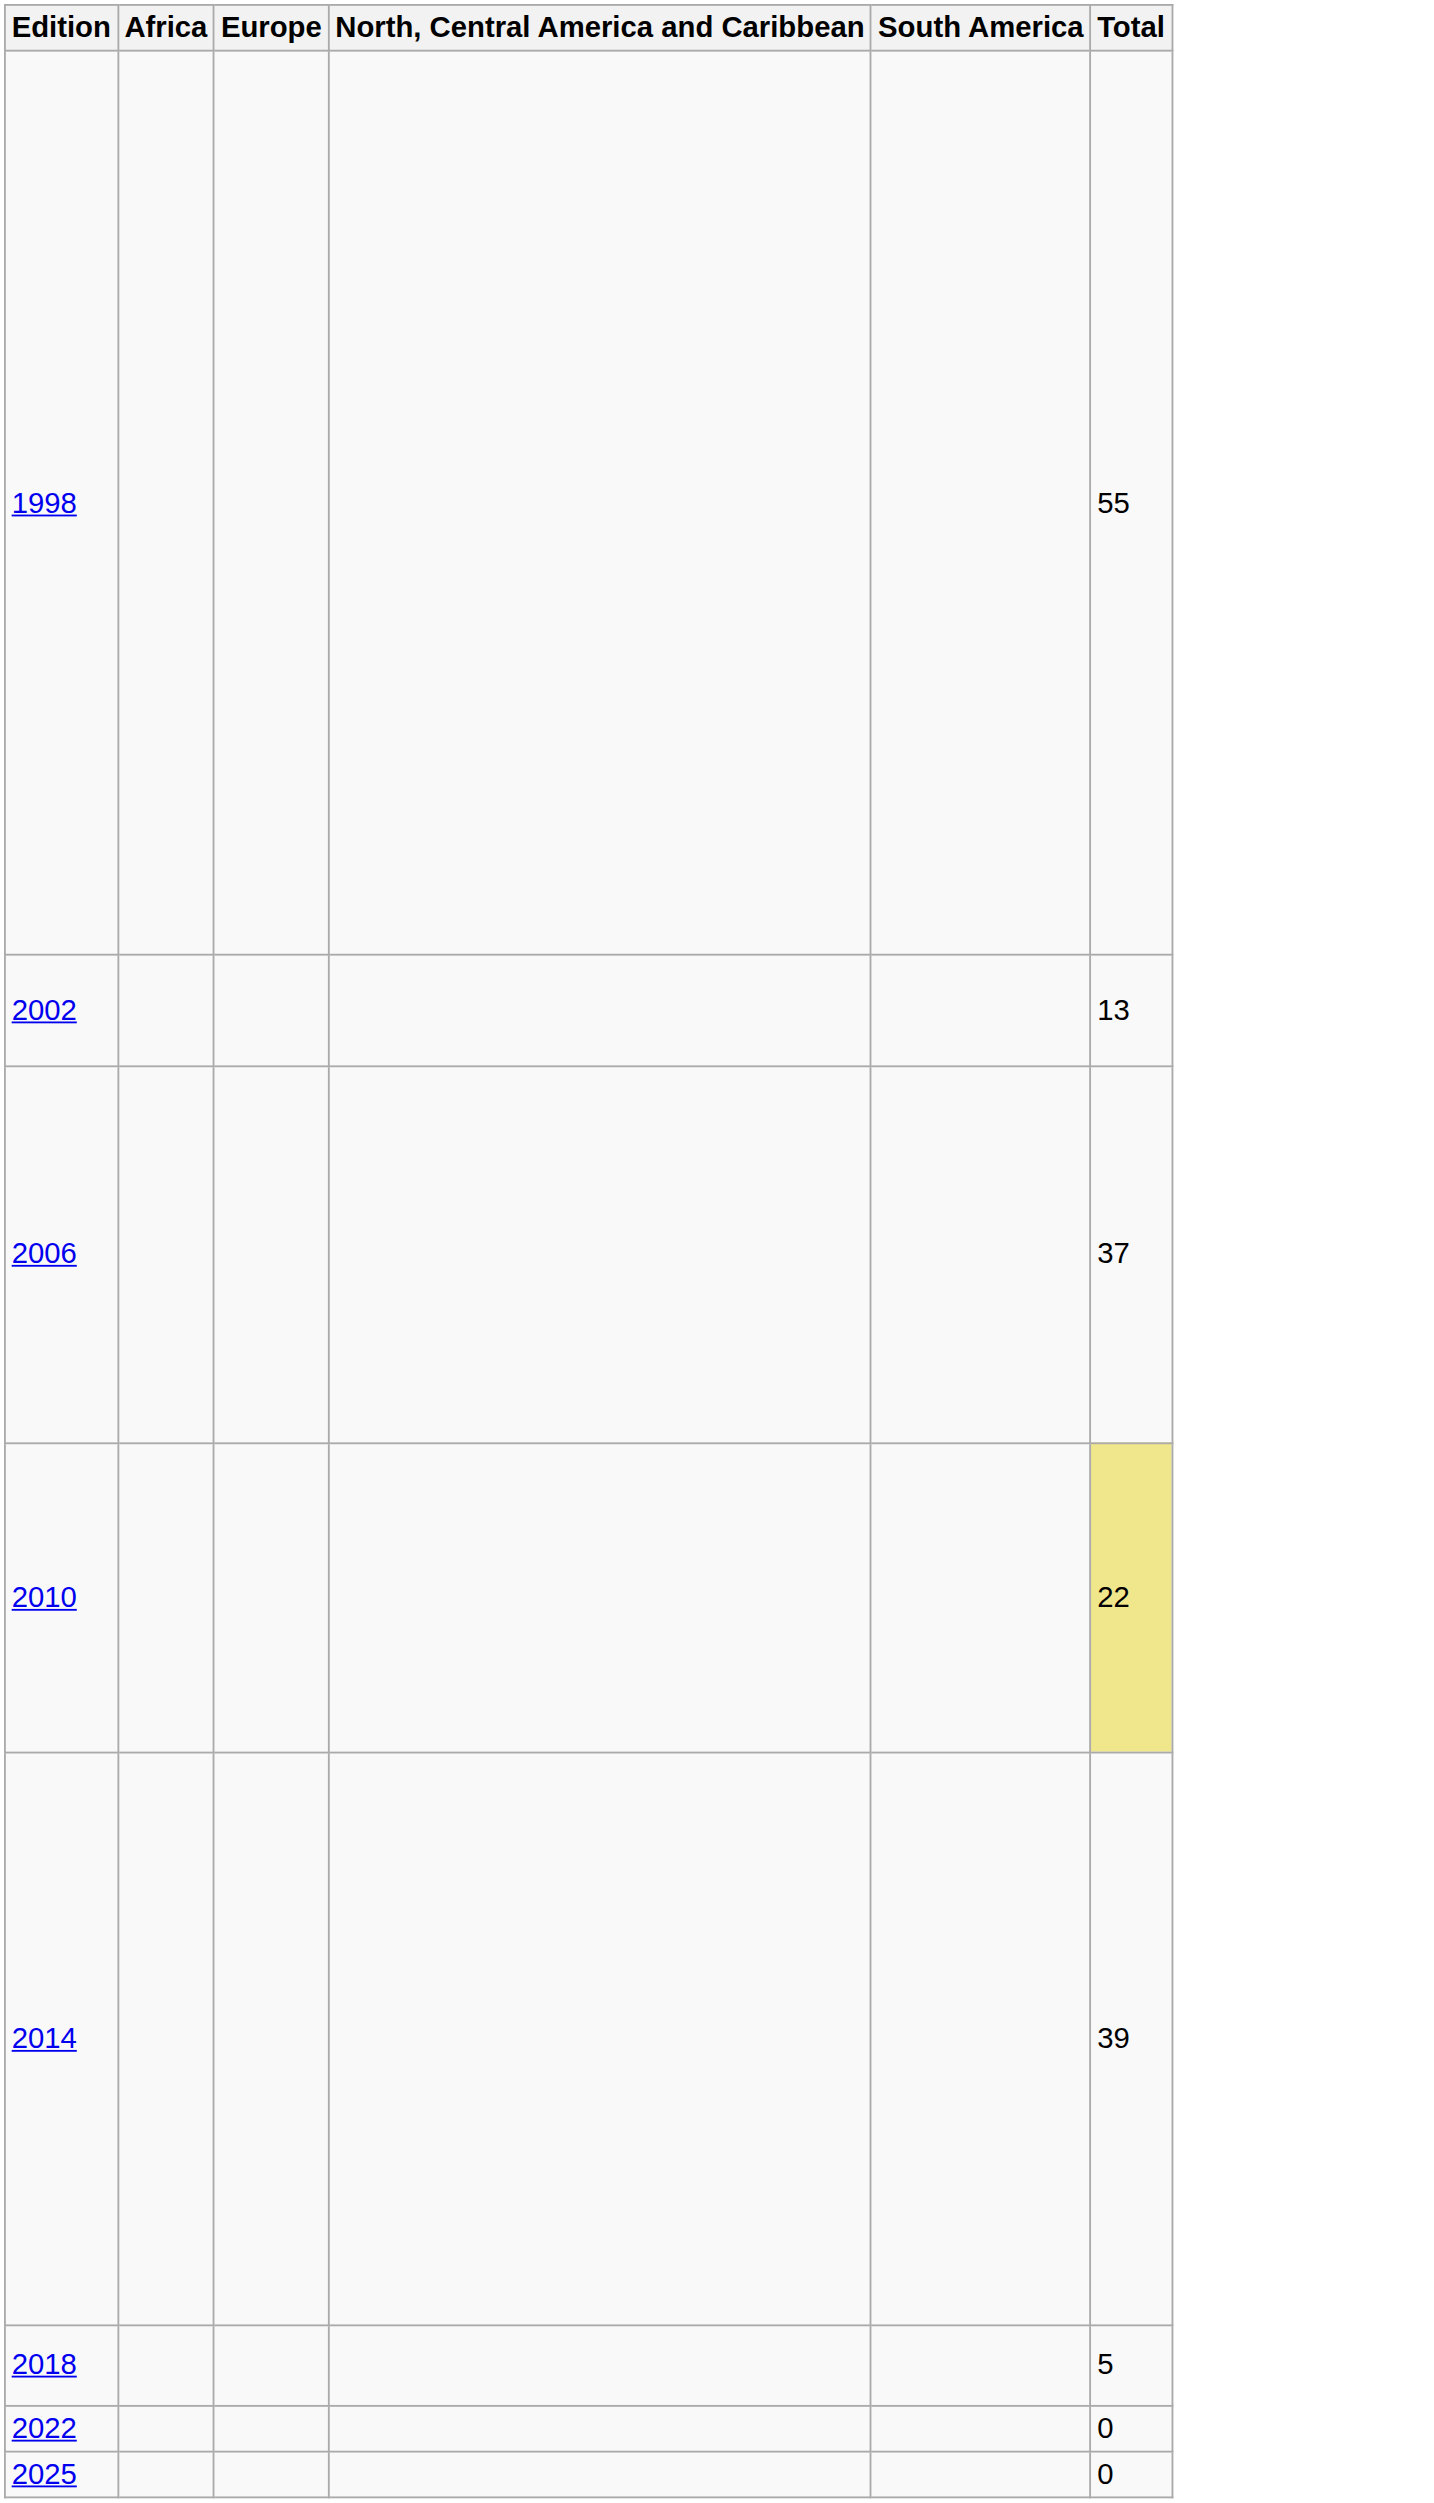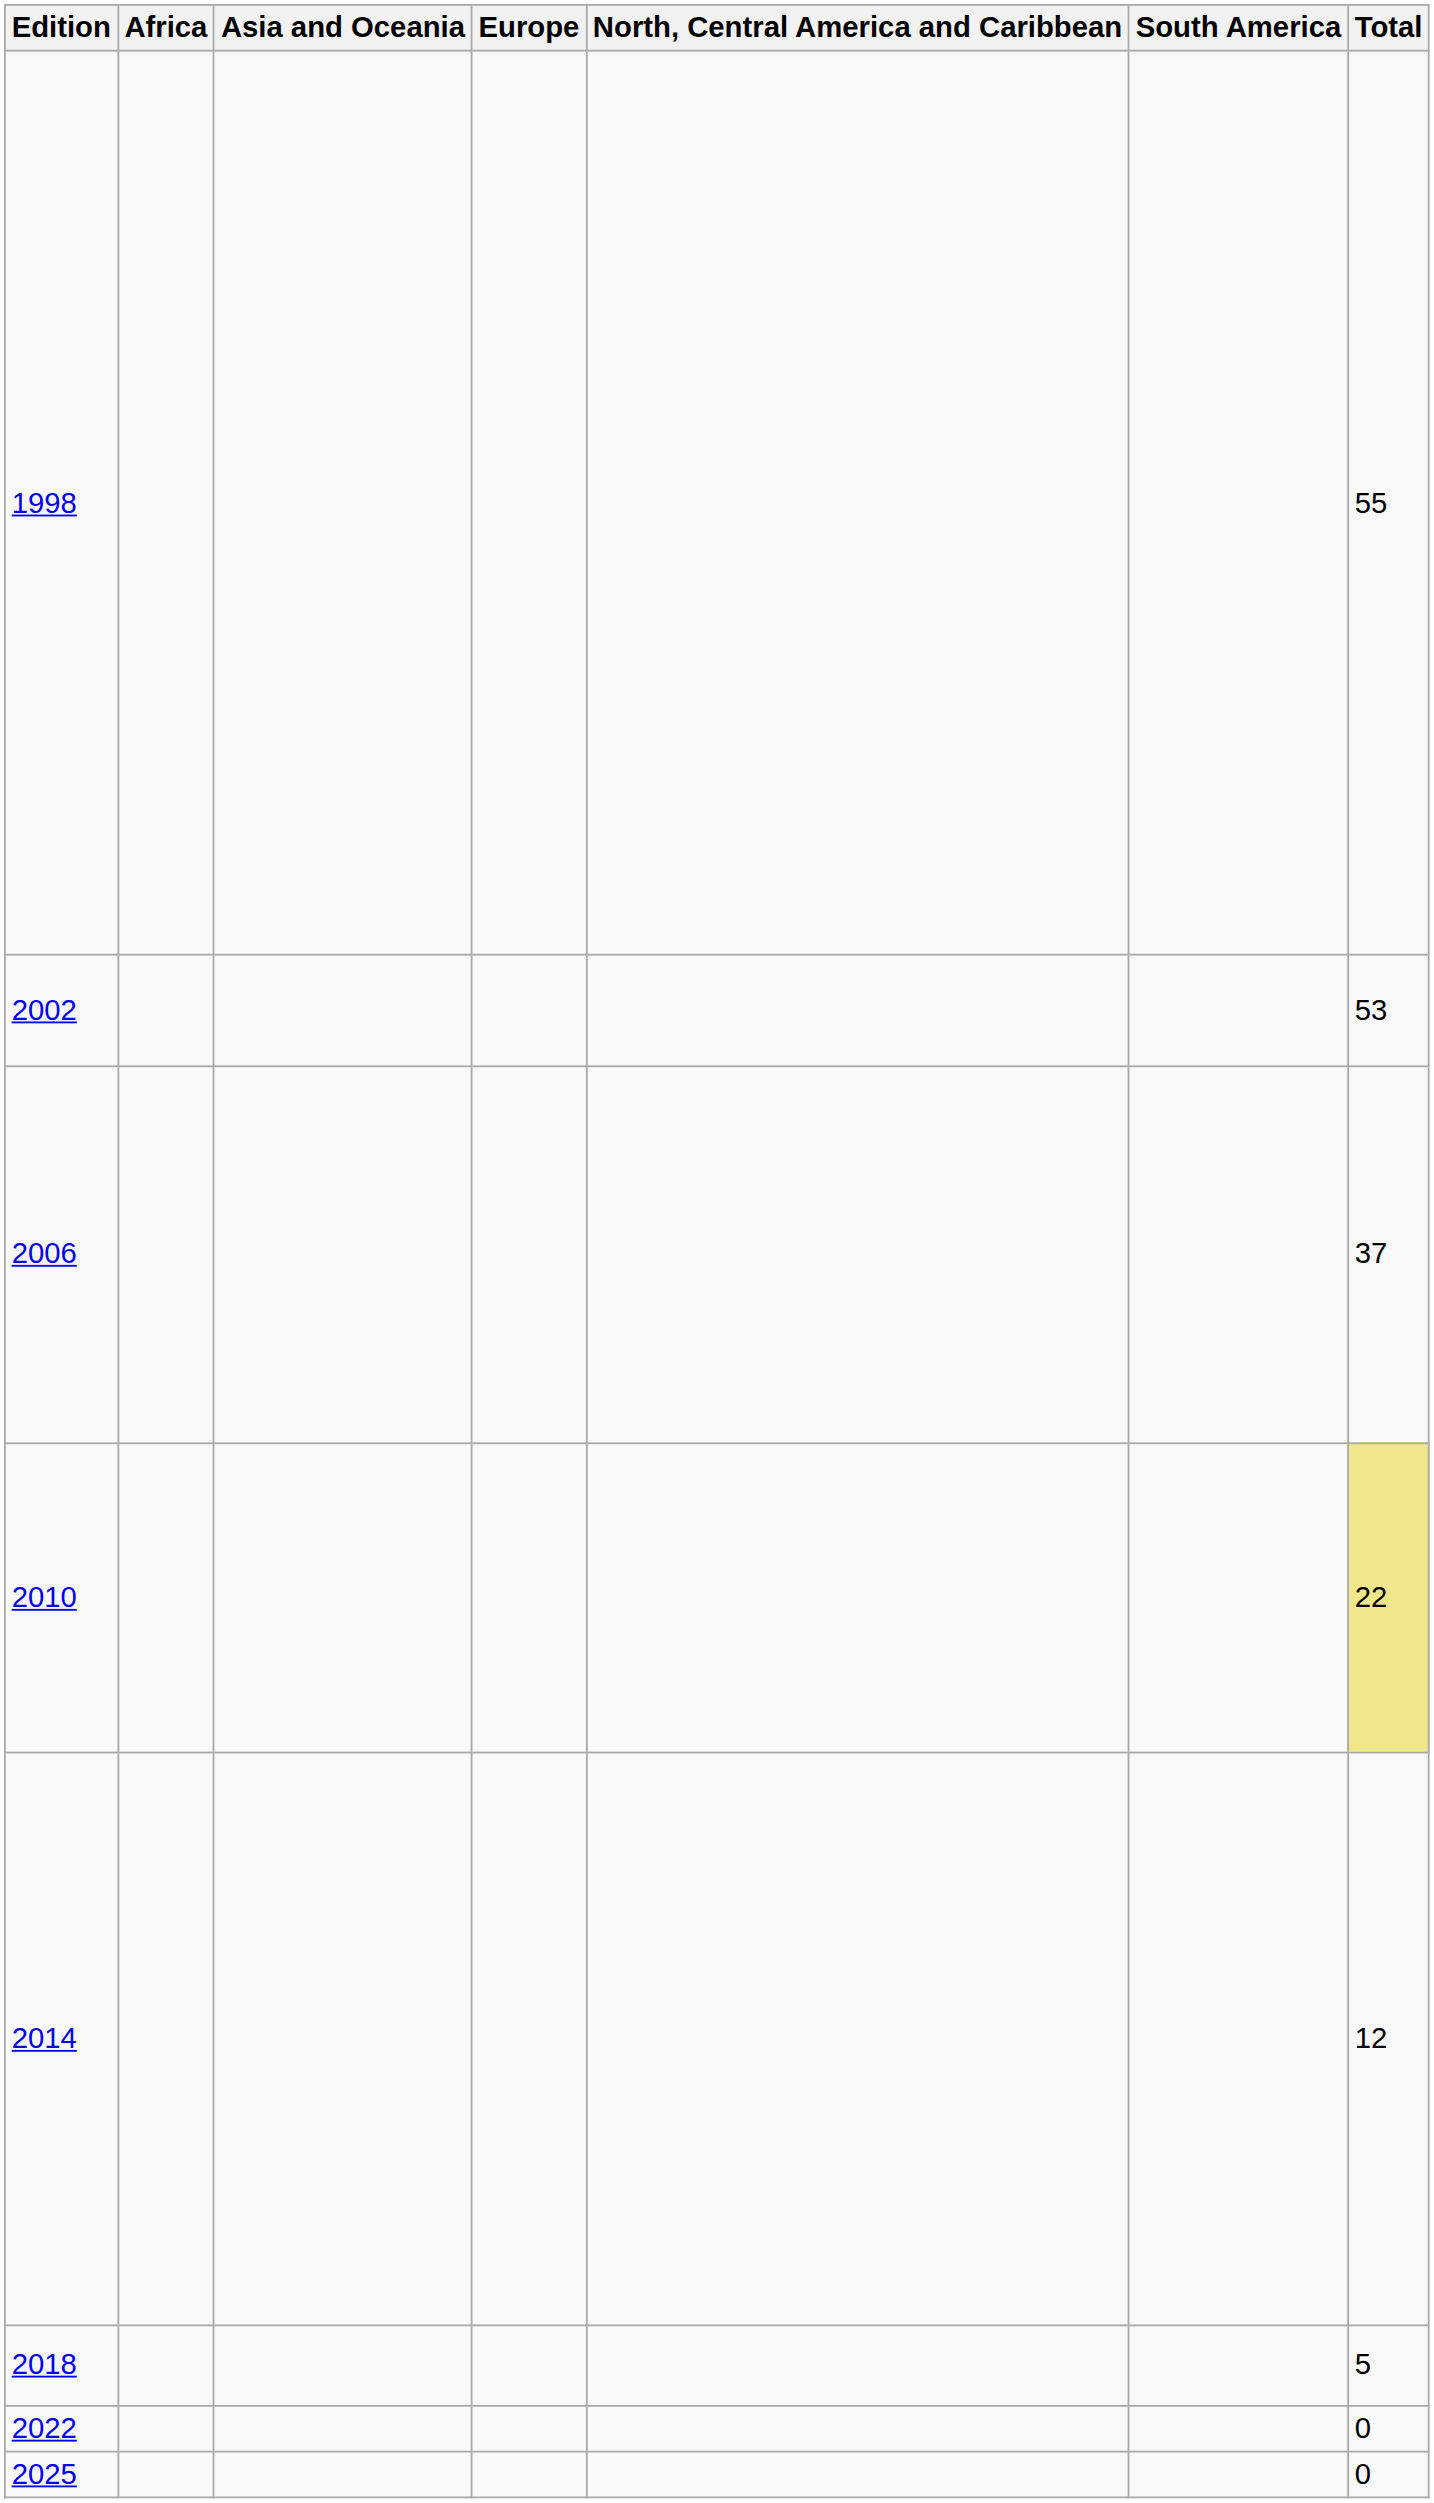+ column: (343, 27)
(1113, 1009) 13 -> (1371, 1009) 53
(1113, 2038) 39 -> (1371, 2038) 12
